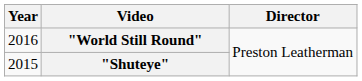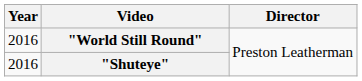(23, 64) 2015 -> (23, 64) 2016
